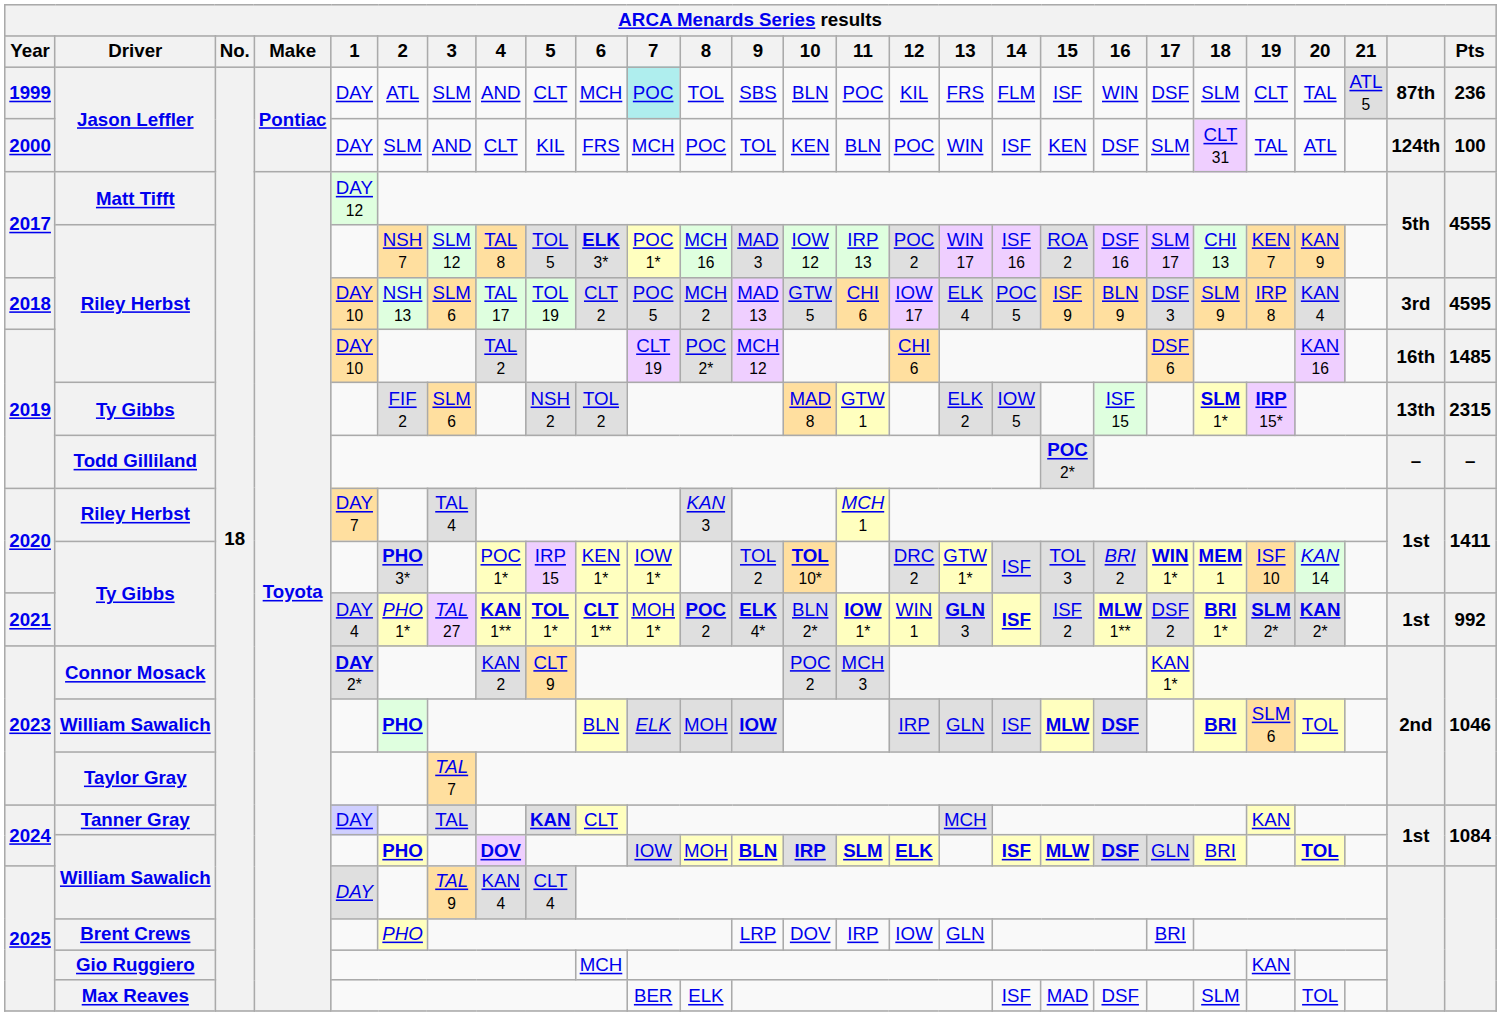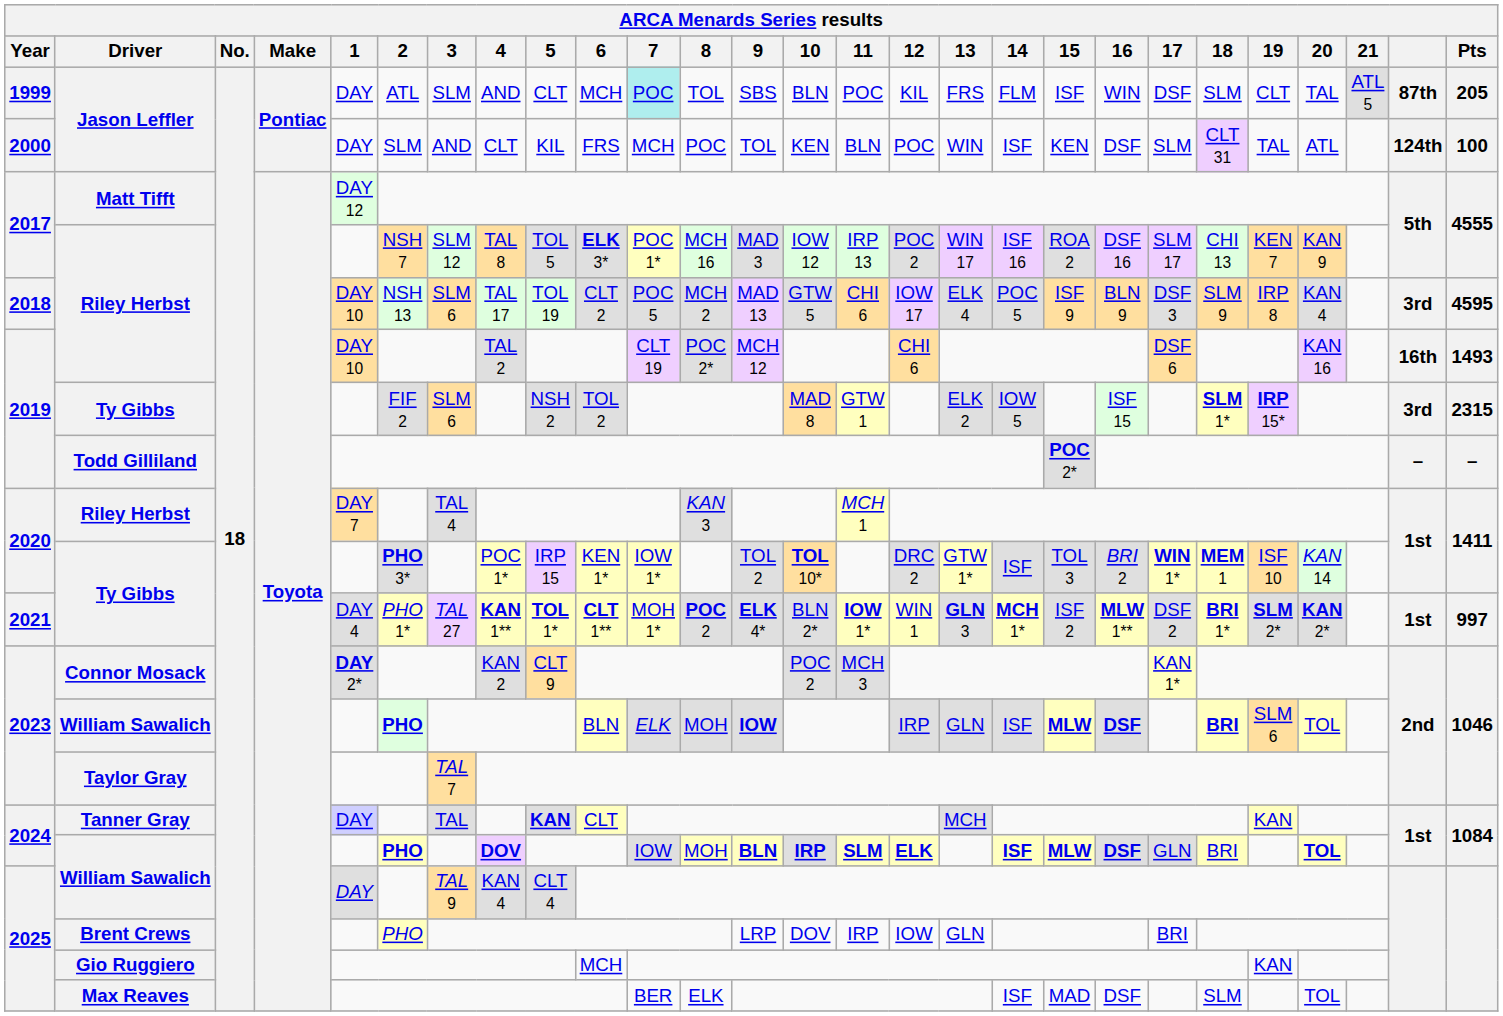(1470, 93) 236 -> (1472, 93) 205
(1470, 356) 1485 -> (1472, 356) 1493
(1416, 409) 13th -> (1418, 409) 3rd
(1016, 620) ISF -> (1017, 619) MCH 1*
(1470, 620) 992 -> (1472, 620) 997
